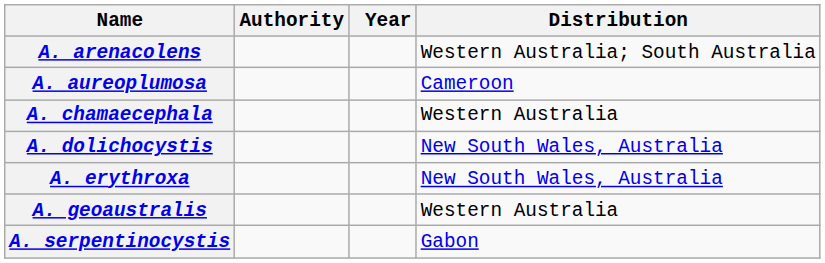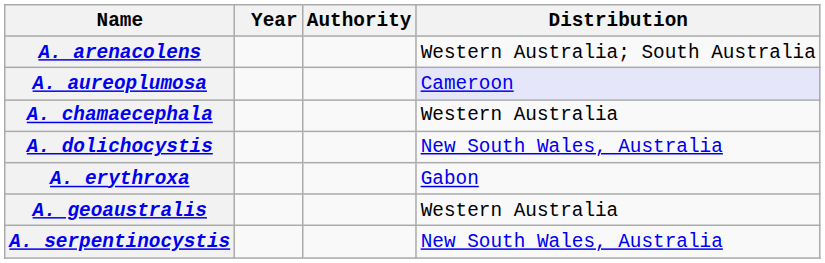columns swapped: (292, 21) <-> (382, 21)
(467, 84) no background -> (467, 84) lavender background
(572, 178) New South Wales, Australia -> (450, 178) Gabon
(450, 242) Gabon -> (572, 242) New South Wales, Australia
